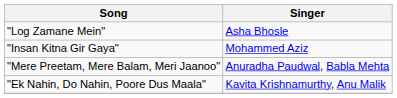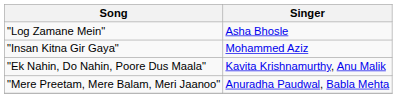rows swapped: (114, 66) <-> (106, 84)
